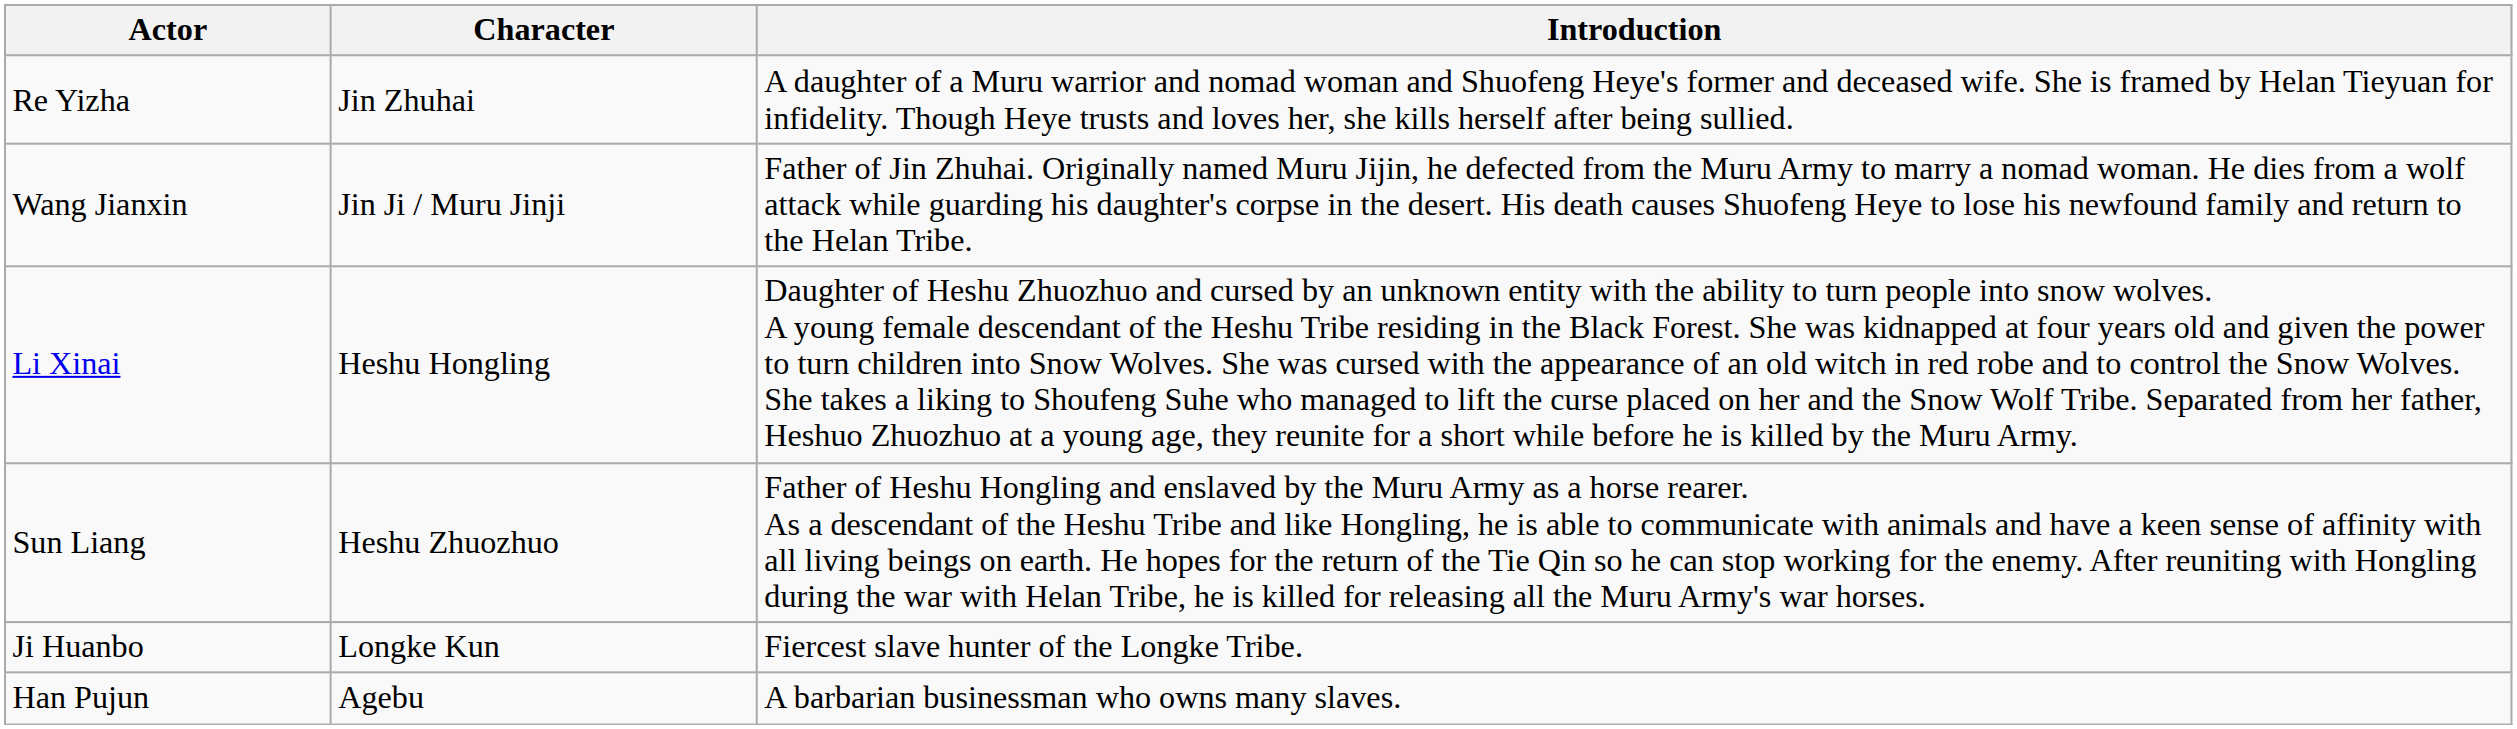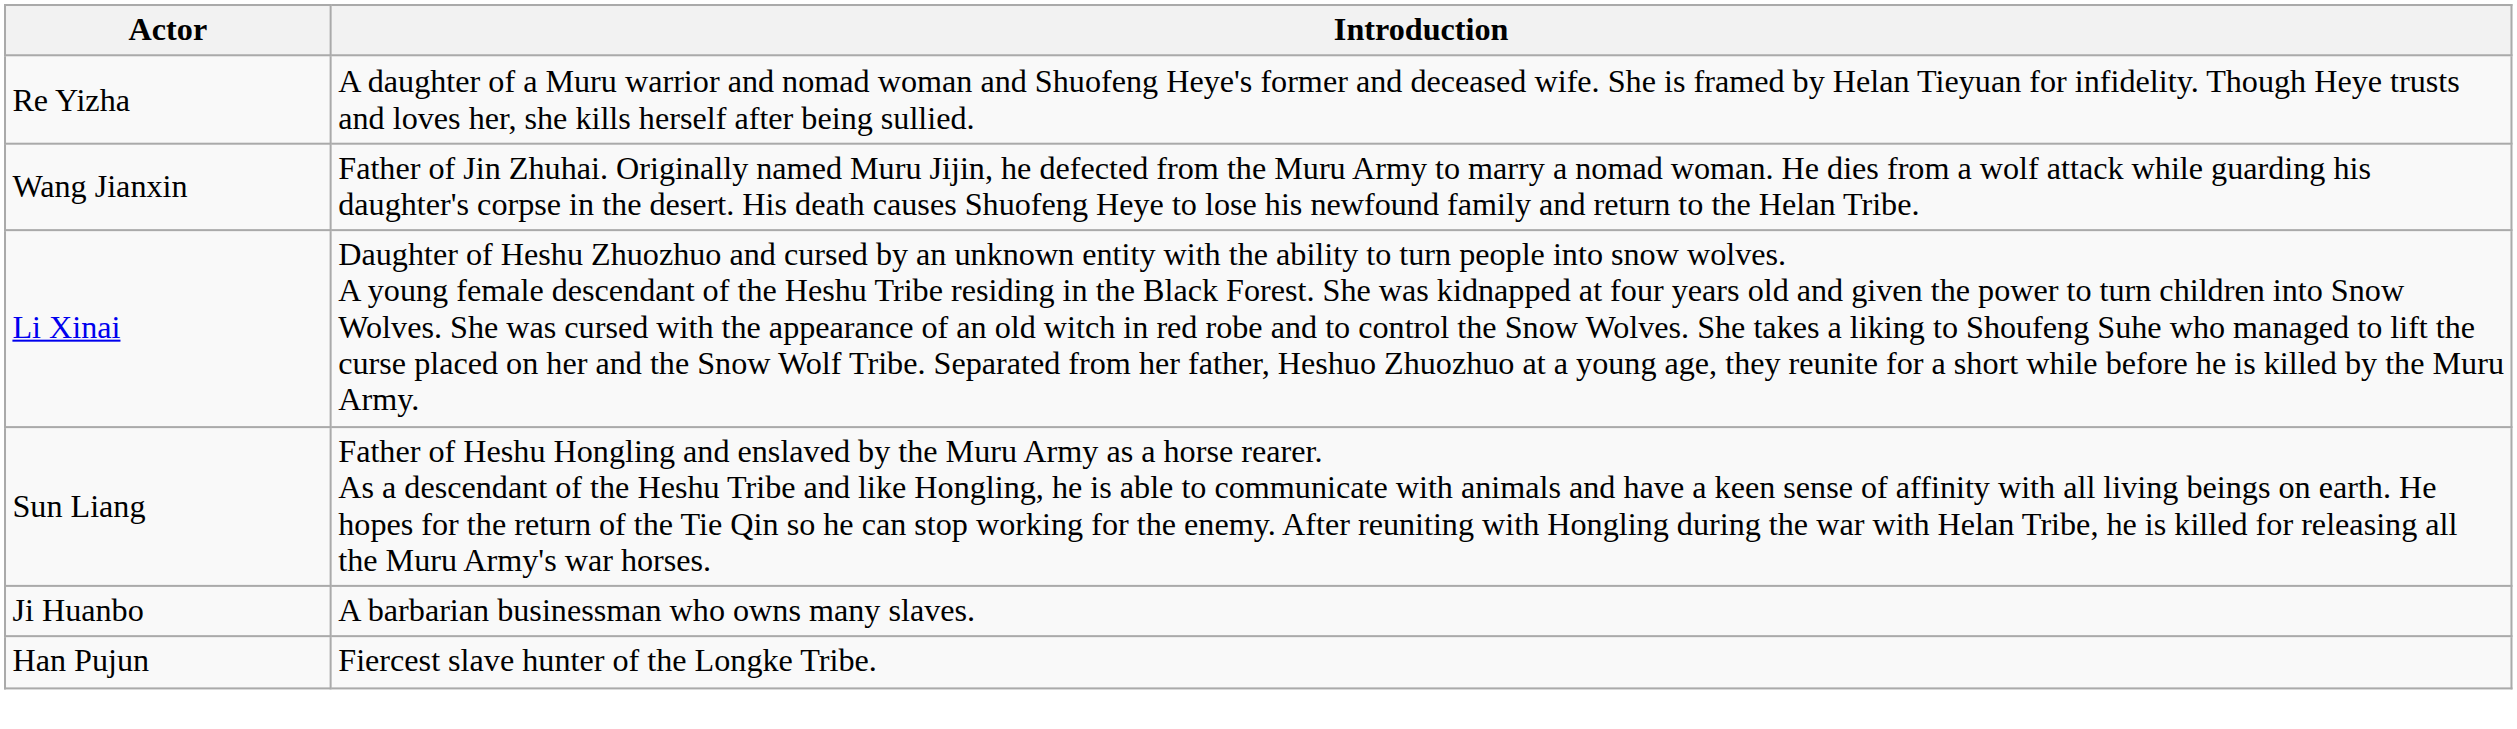- column: (544, 30)
(1034, 646) Fiercest slave hunter of the Longke Tribe. -> (657, 610) A barbarian businessman who owns many slaves.
(1083, 697) A barbarian businessman who owns many slaves. -> (608, 661) Fiercest slave hunter of the Longke Tribe.
